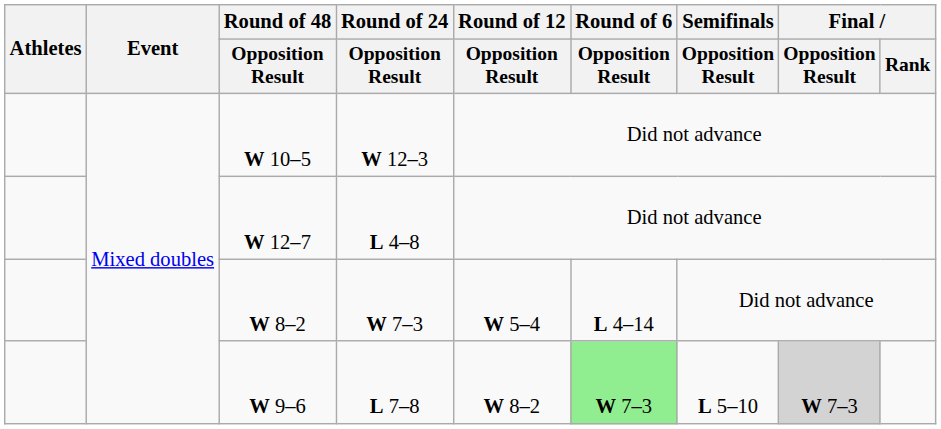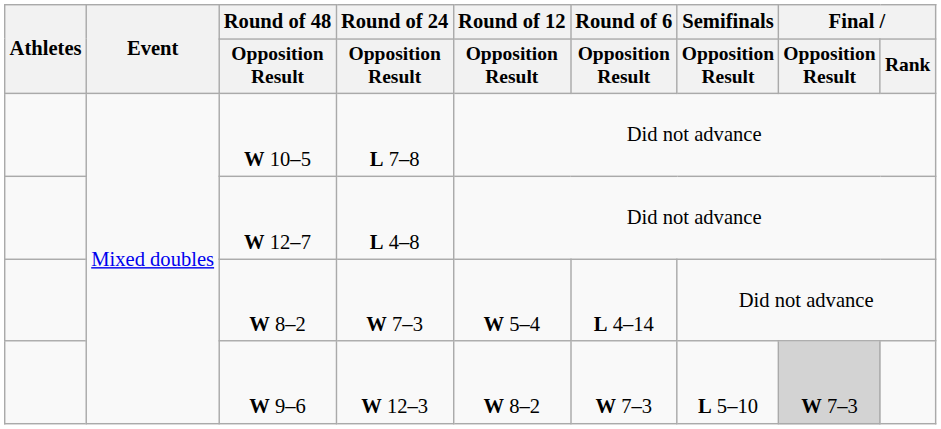(395, 159) W 12–3 -> (395, 159) L 7–8
(395, 407) L 7–8 -> (395, 407) W 12–3
(624, 407) lightgreen background -> (624, 407) no background
